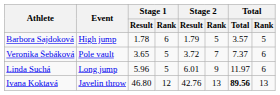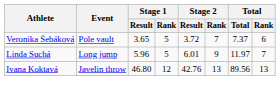- row: (40, 40)
(264, 69) 6 -> (264, 54) 7
(240, 83) bold -> (240, 69) normal
